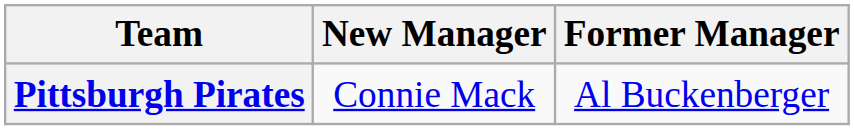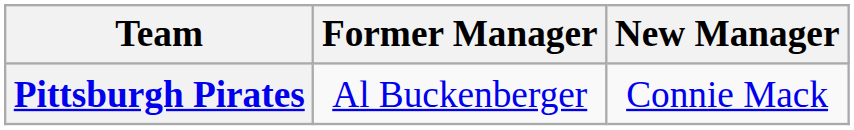columns swapped: (702, 34) <-> (434, 34)
